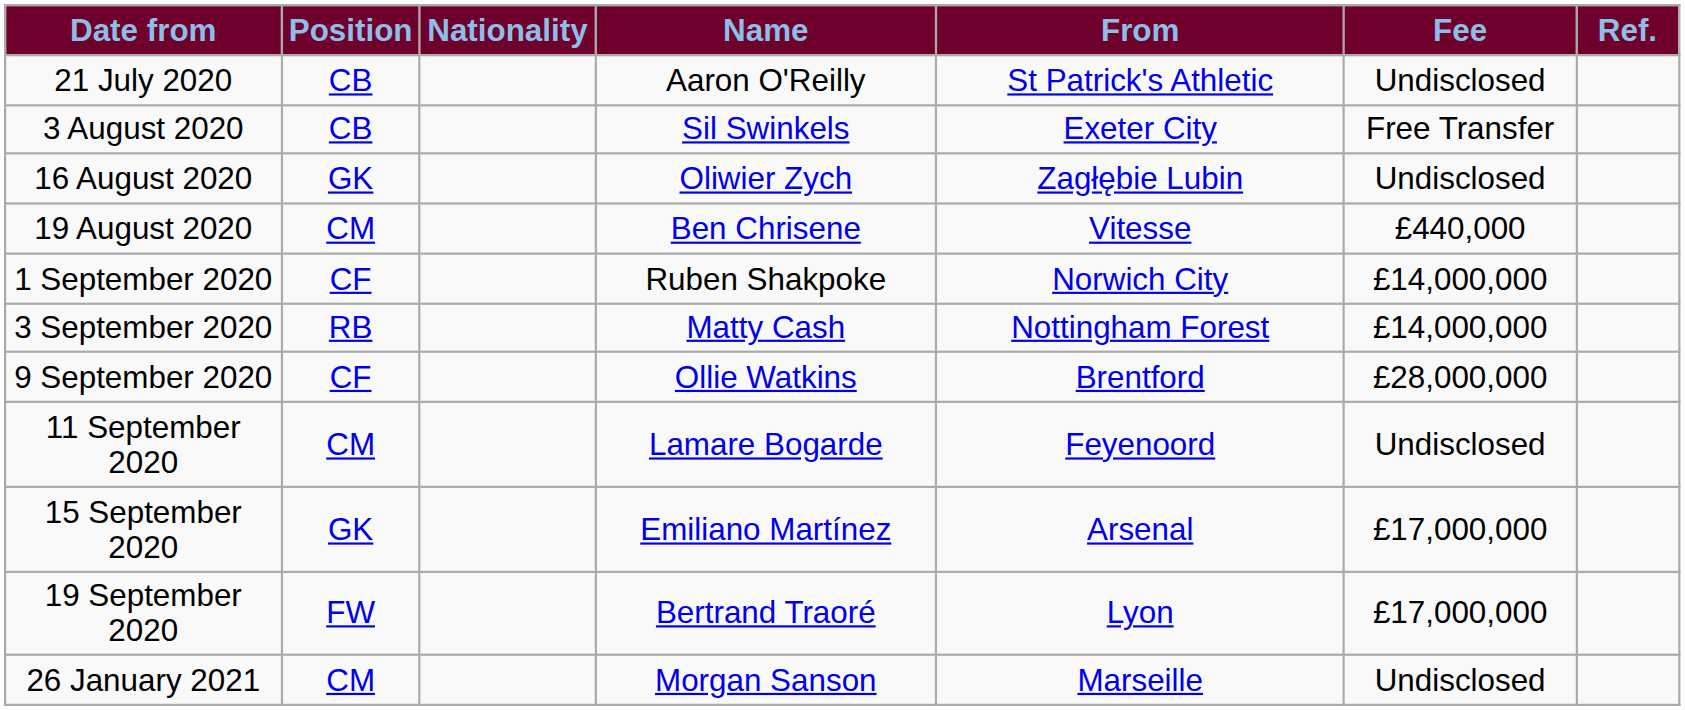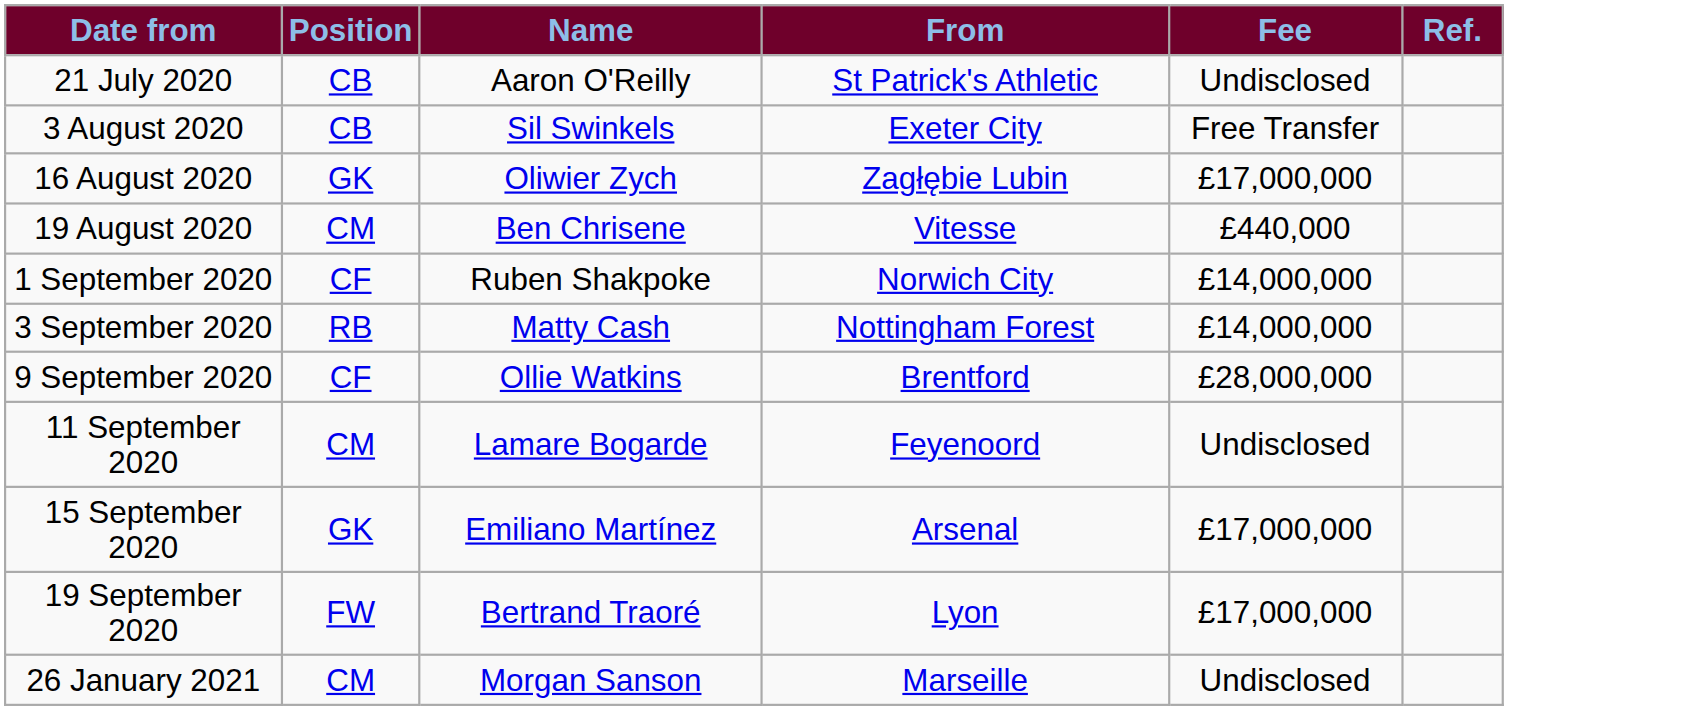- column: (507, 30)
(1460, 179) Undisclosed -> (1285, 179) £17,000,000
